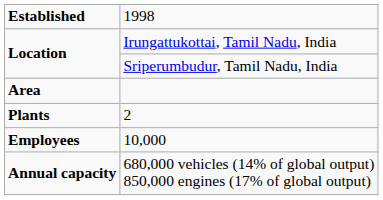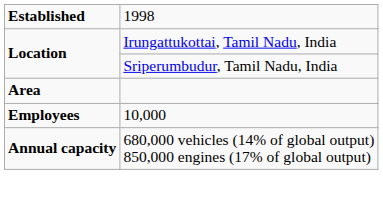- row: (127, 115)
